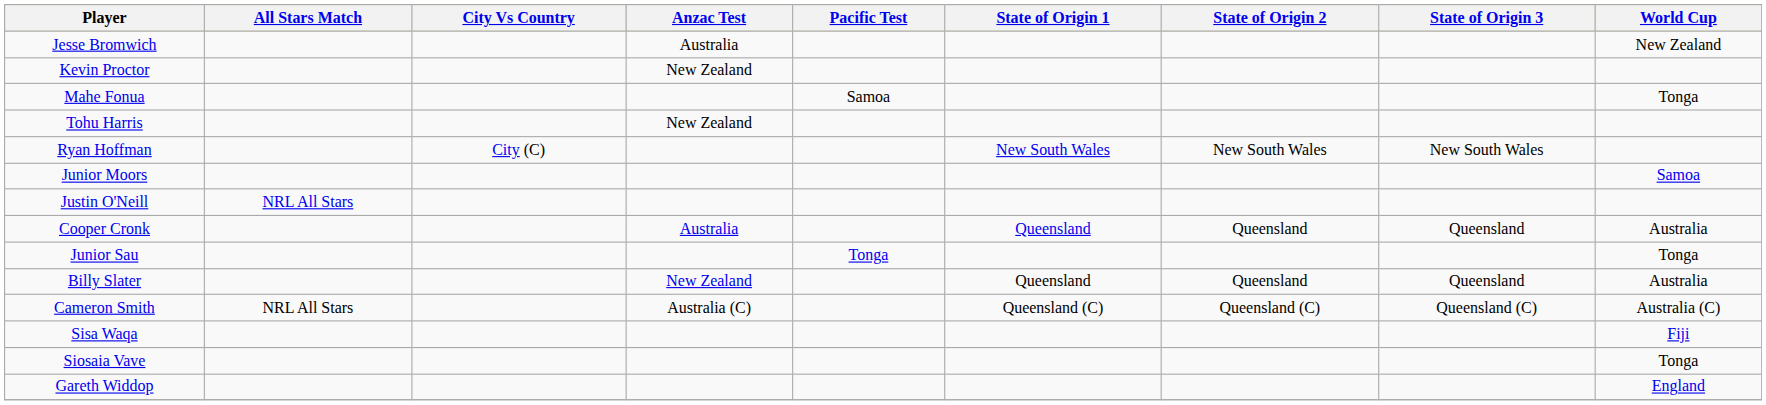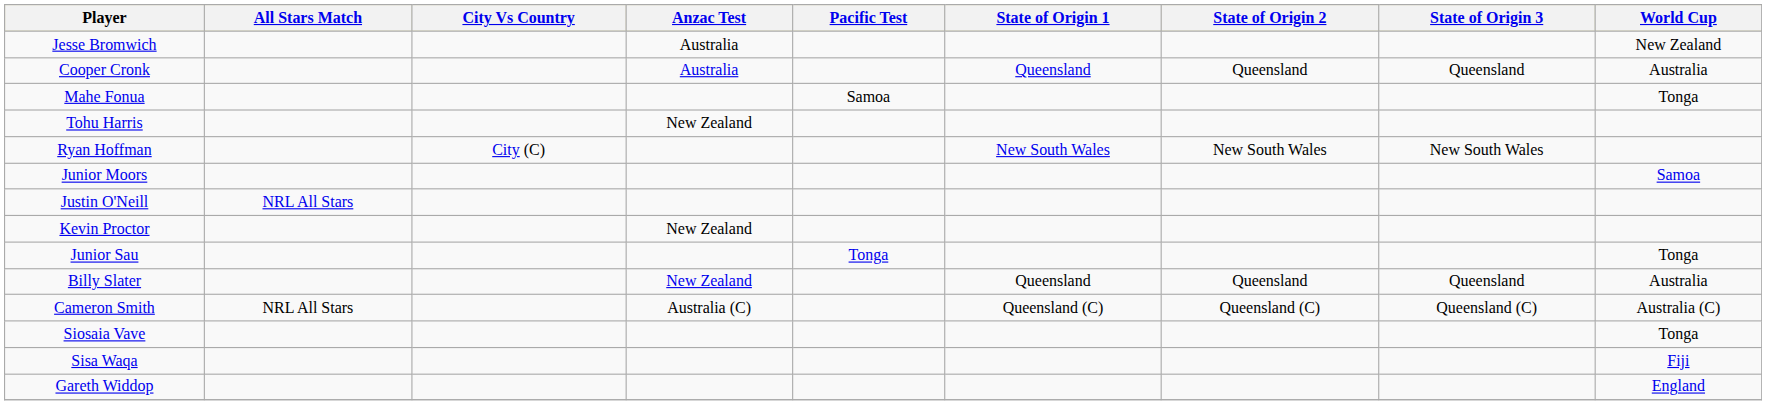rows swapped: (104, 228) <-> (104, 70)
rows swapped: (104, 360) <-> (104, 334)
